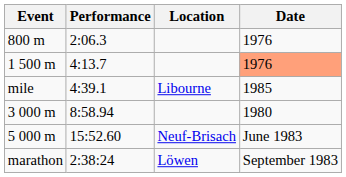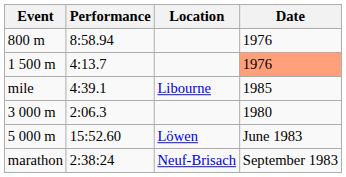(88, 40) 2:06.3 -> (92, 40) 8:58.94
(92, 112) 8:58.94 -> (88, 112) 2:06.3
(197, 137) Neuf-Brisach -> (178, 137) Löwen
(178, 161) Löwen -> (197, 161) Neuf-Brisach
